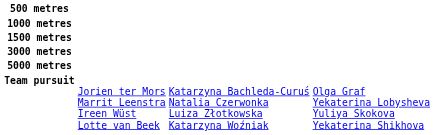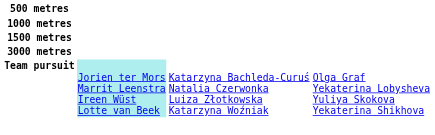- row: (39, 66)
(122, 108) no background -> (122, 94) paleturquoise background
